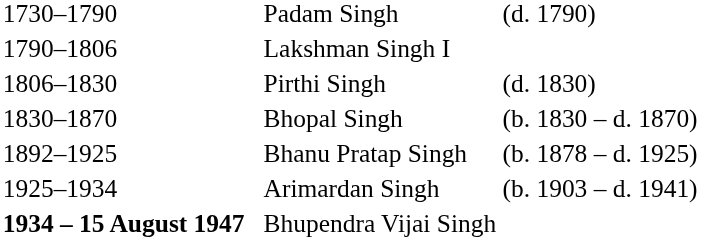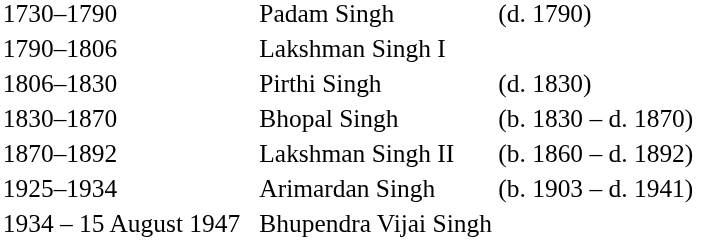+ row: (357, 153)
- row: (365, 153)
(130, 223) bold -> (128, 223) normal
